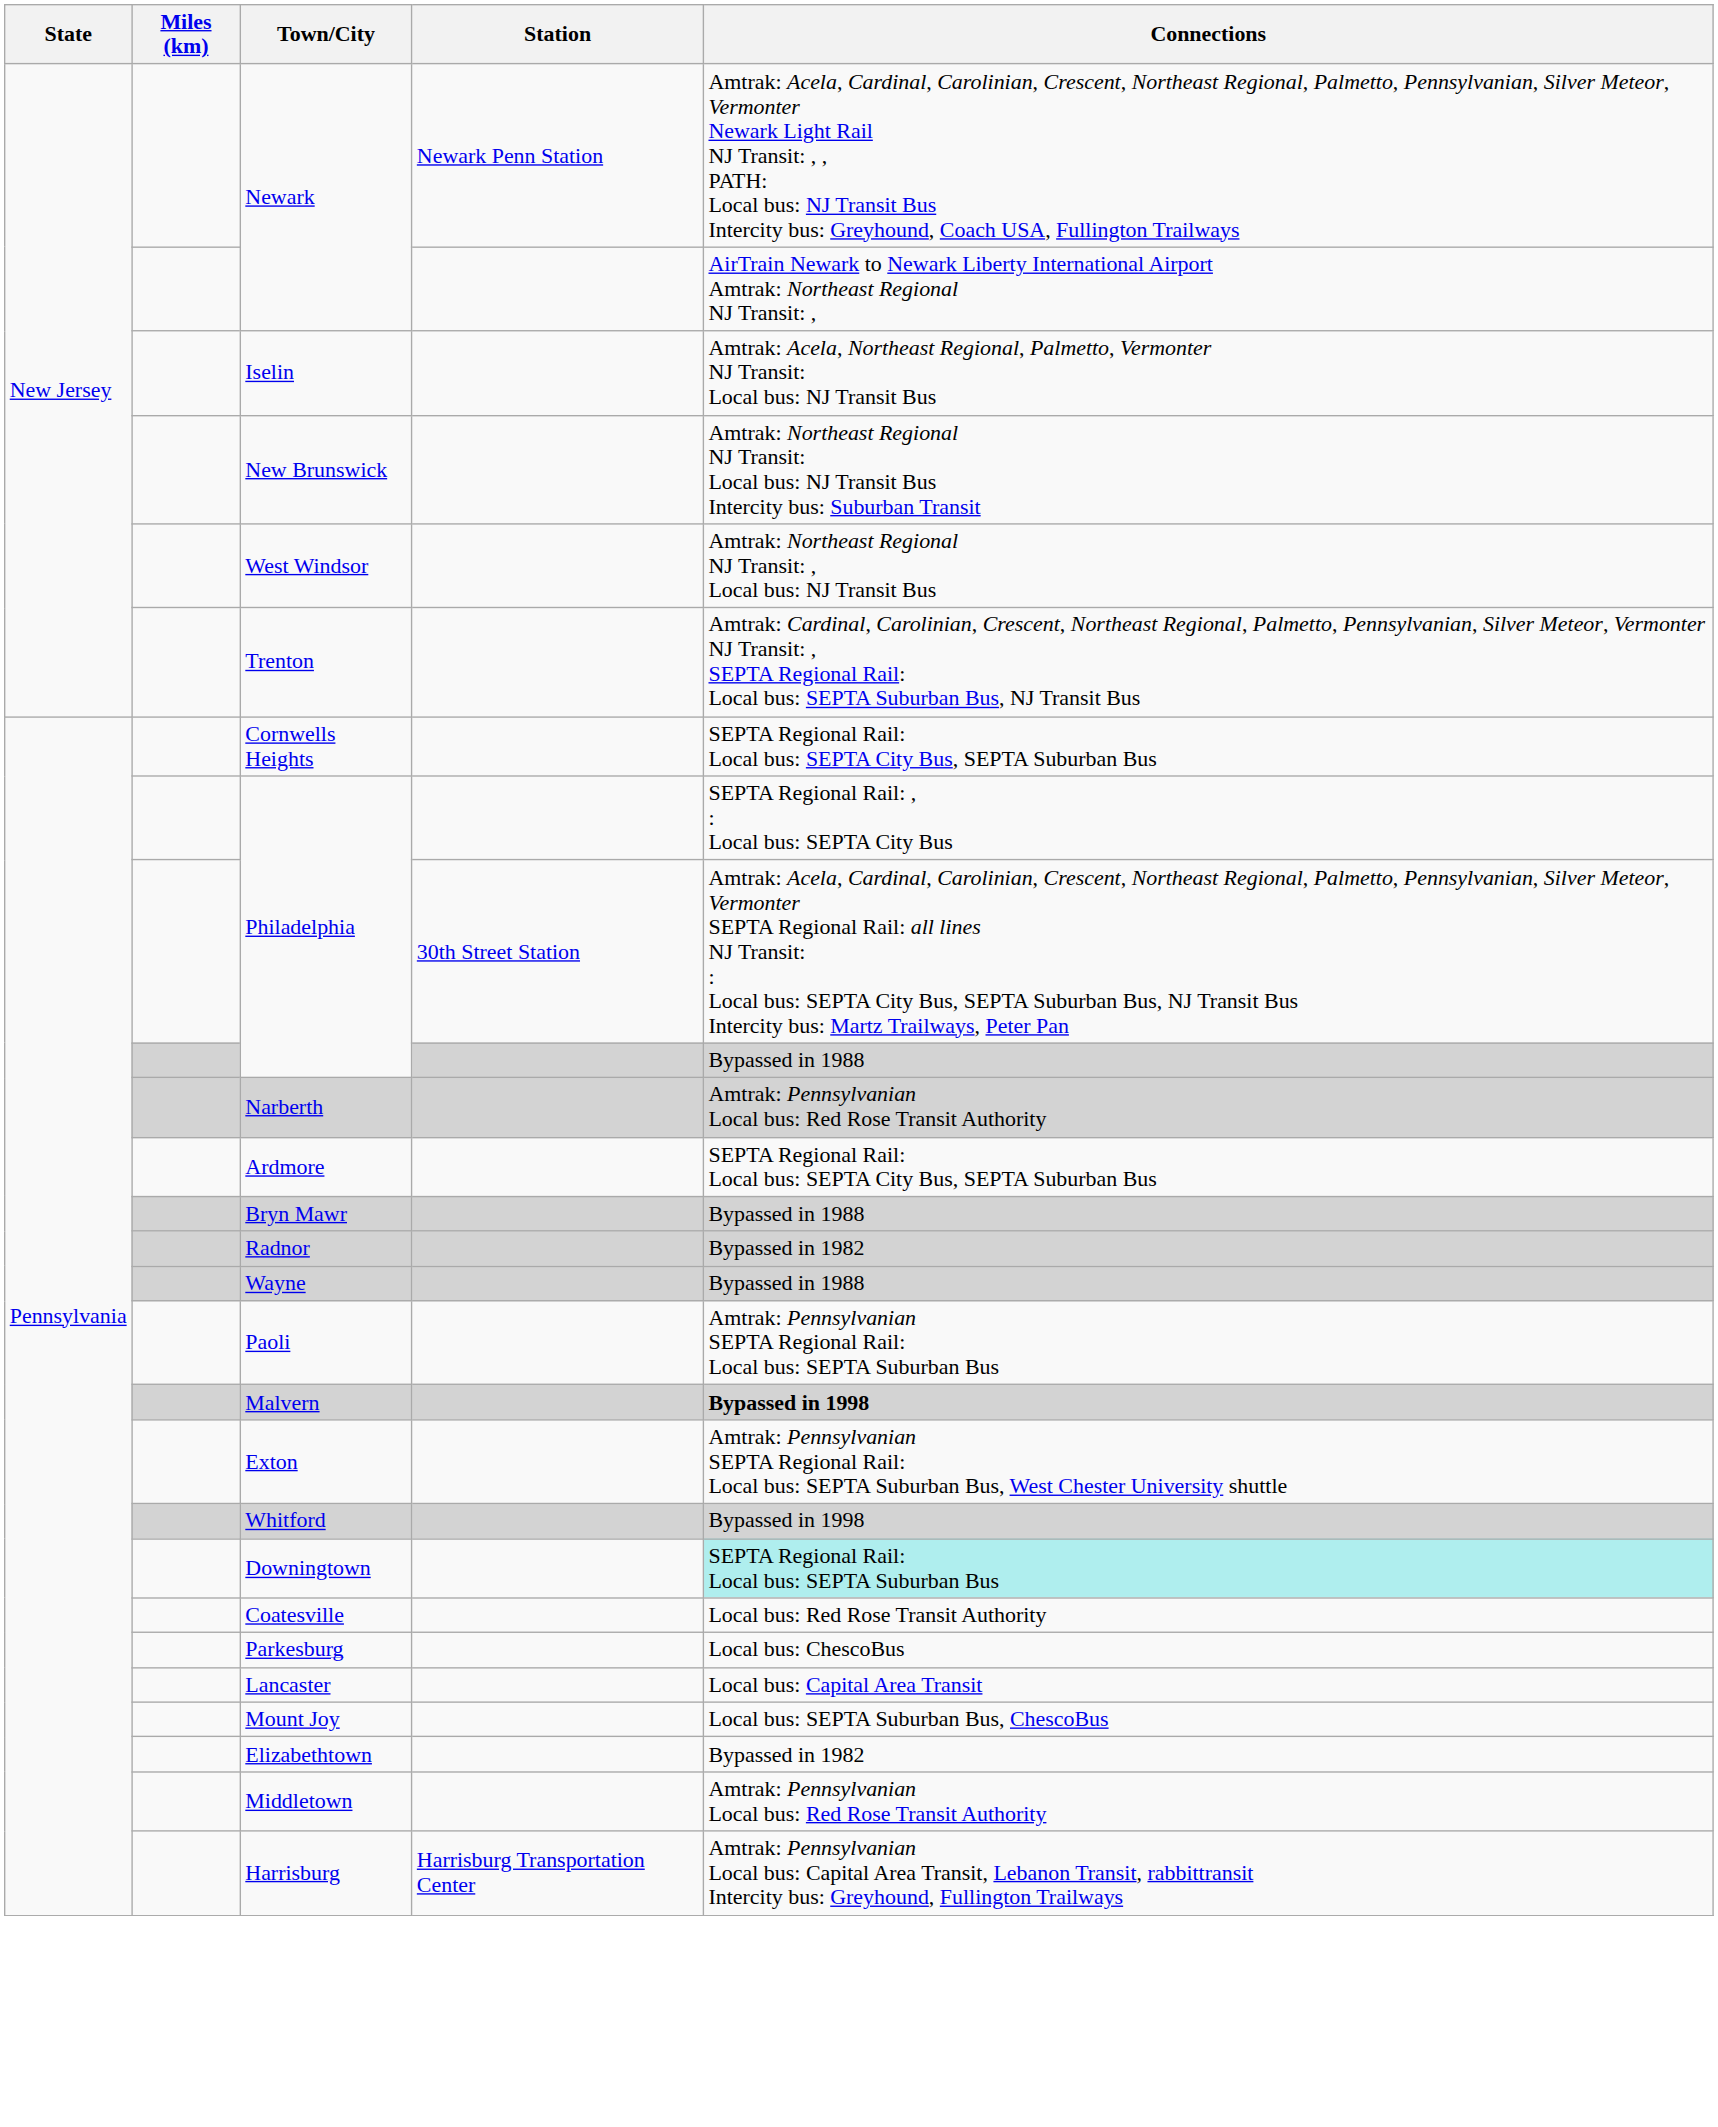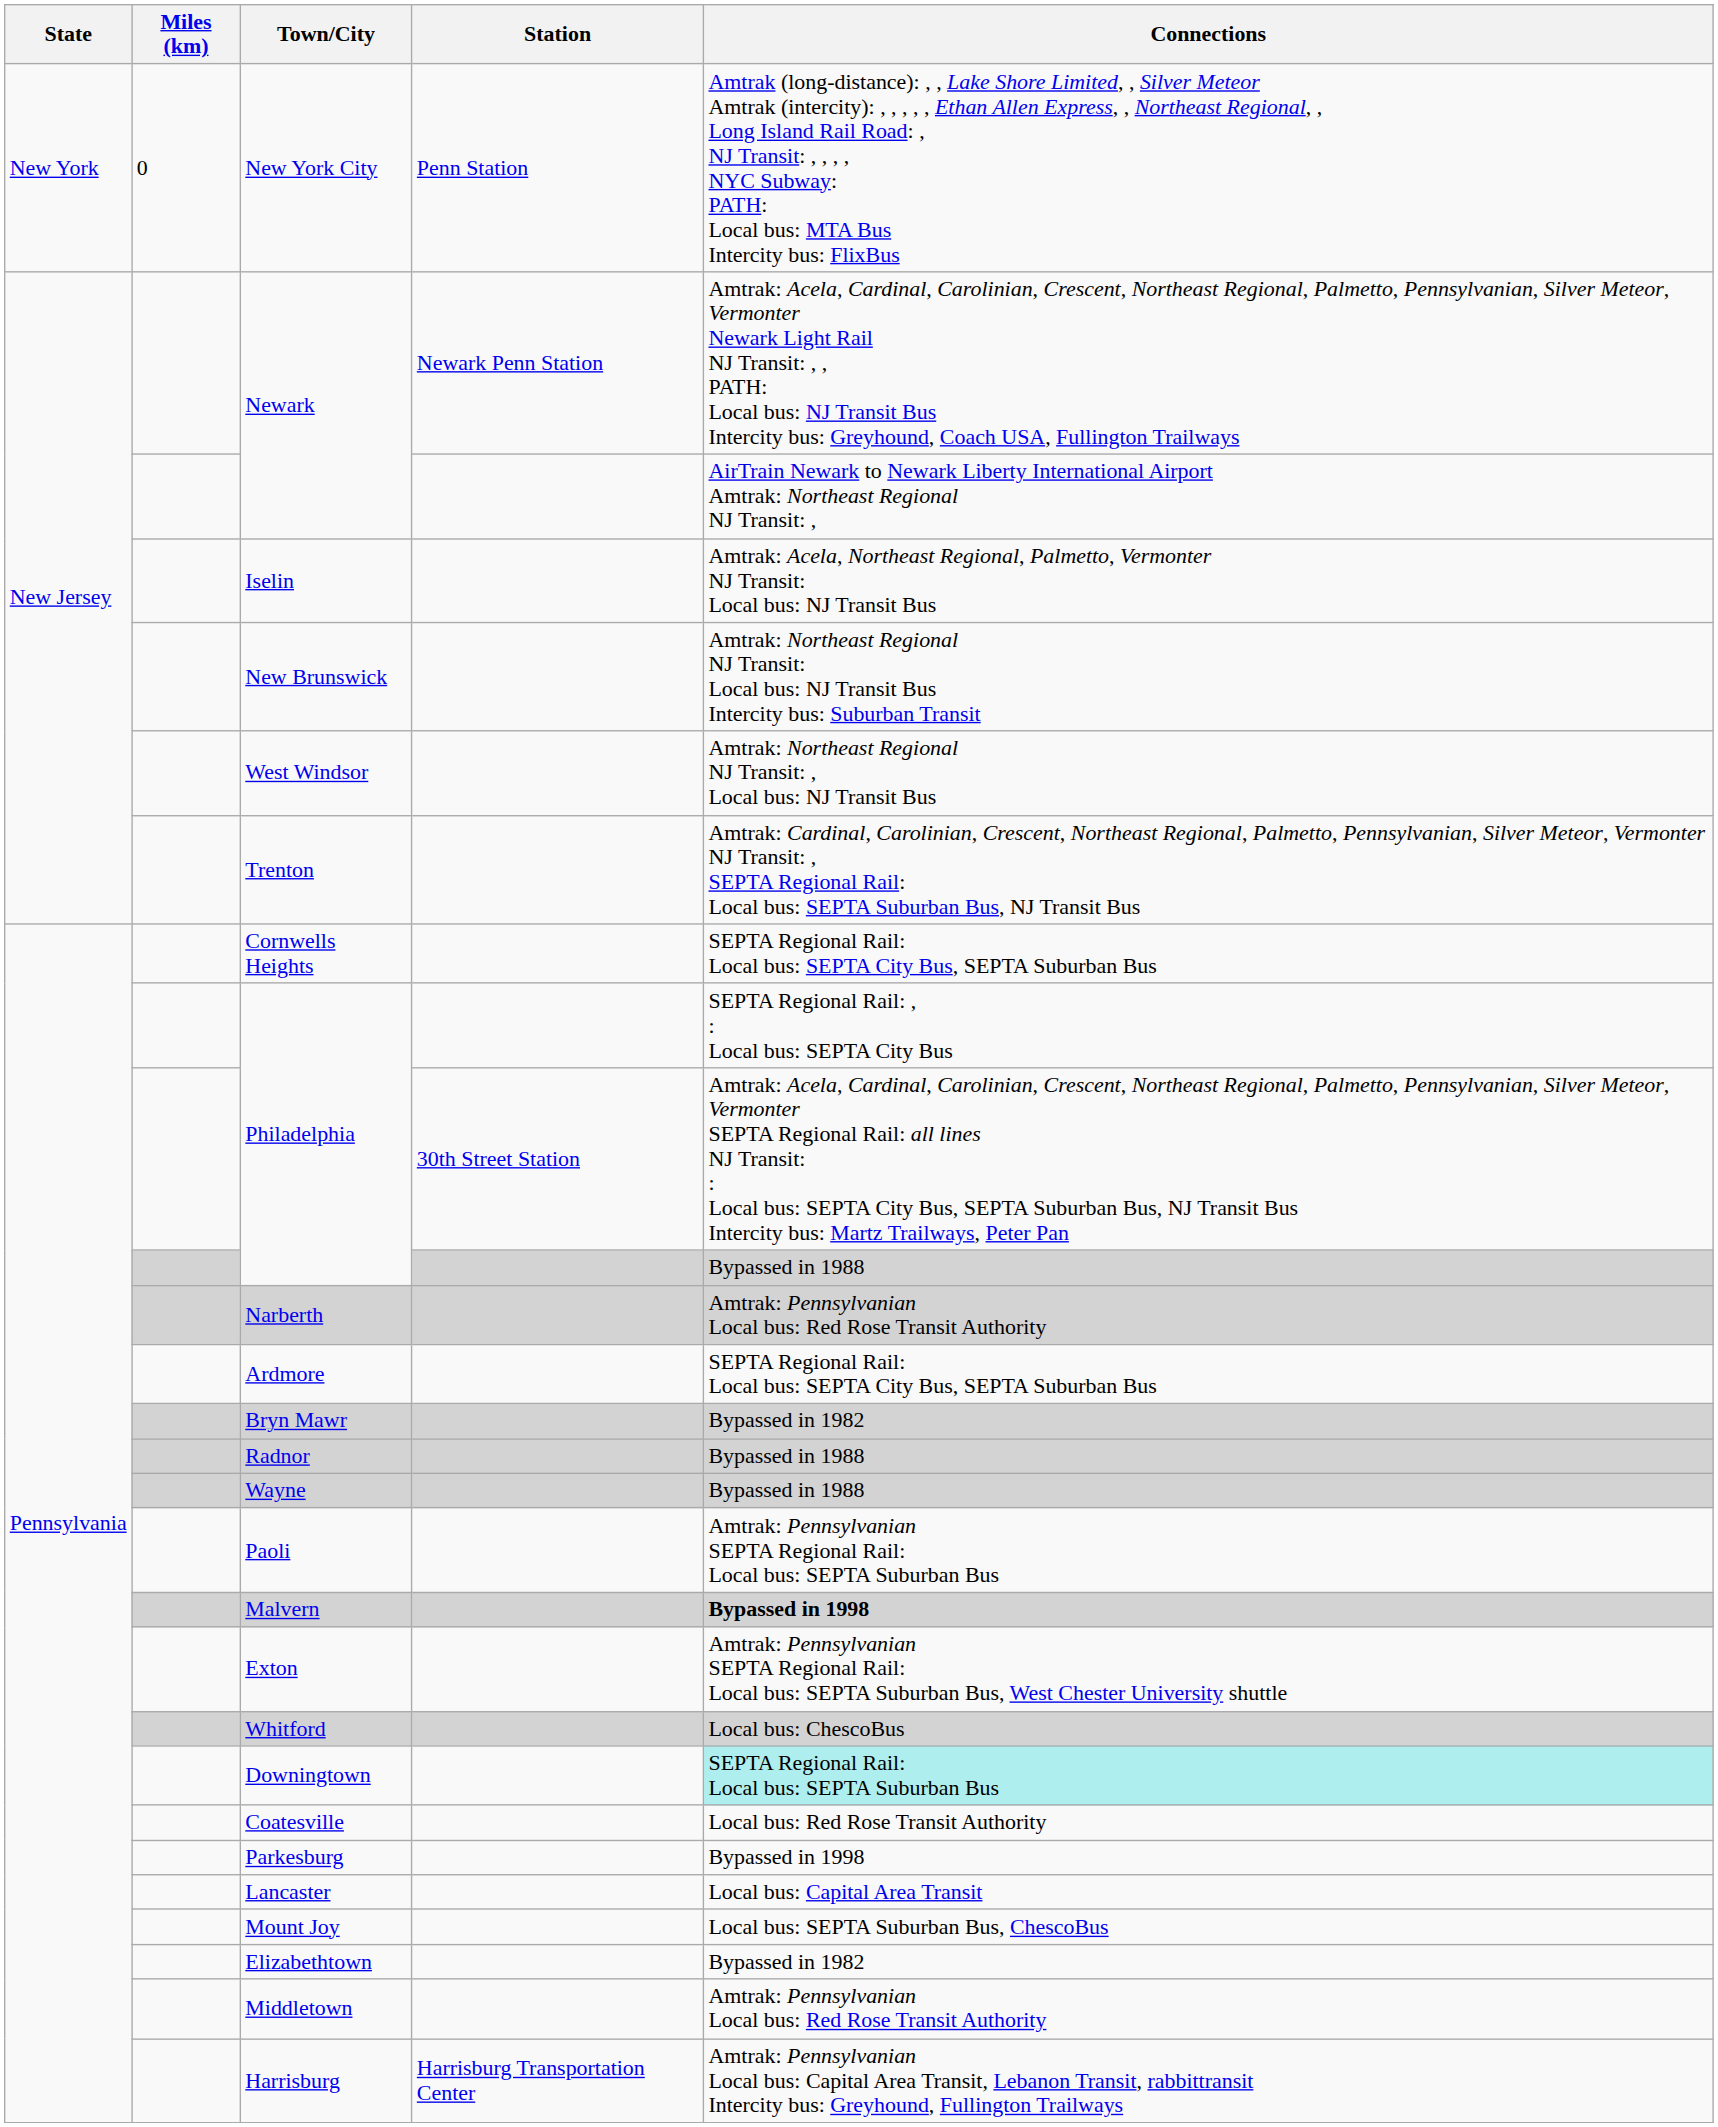+ row: (311, 167)
(786, 1213) Bypassed in 1988 -> (786, 1420) Bypassed in 1982
(786, 1248) Bypassed in 1982 -> (786, 1455) Bypassed in 1988
(786, 1520) Bypassed in 1998 -> (806, 1728) Local bus: ChescoBus
(806, 1649) Local bus: ChescoBus -> (786, 1857) Bypassed in 1998
